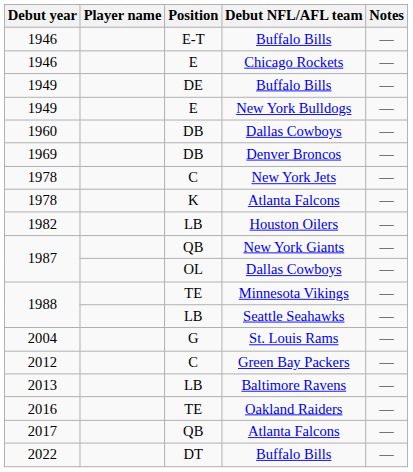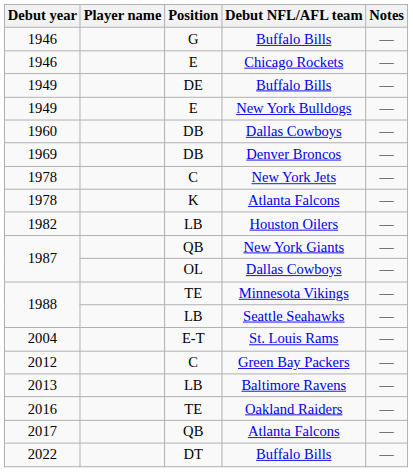(193, 39) E-T -> (193, 39) G
(193, 339) G -> (193, 339) E-T
